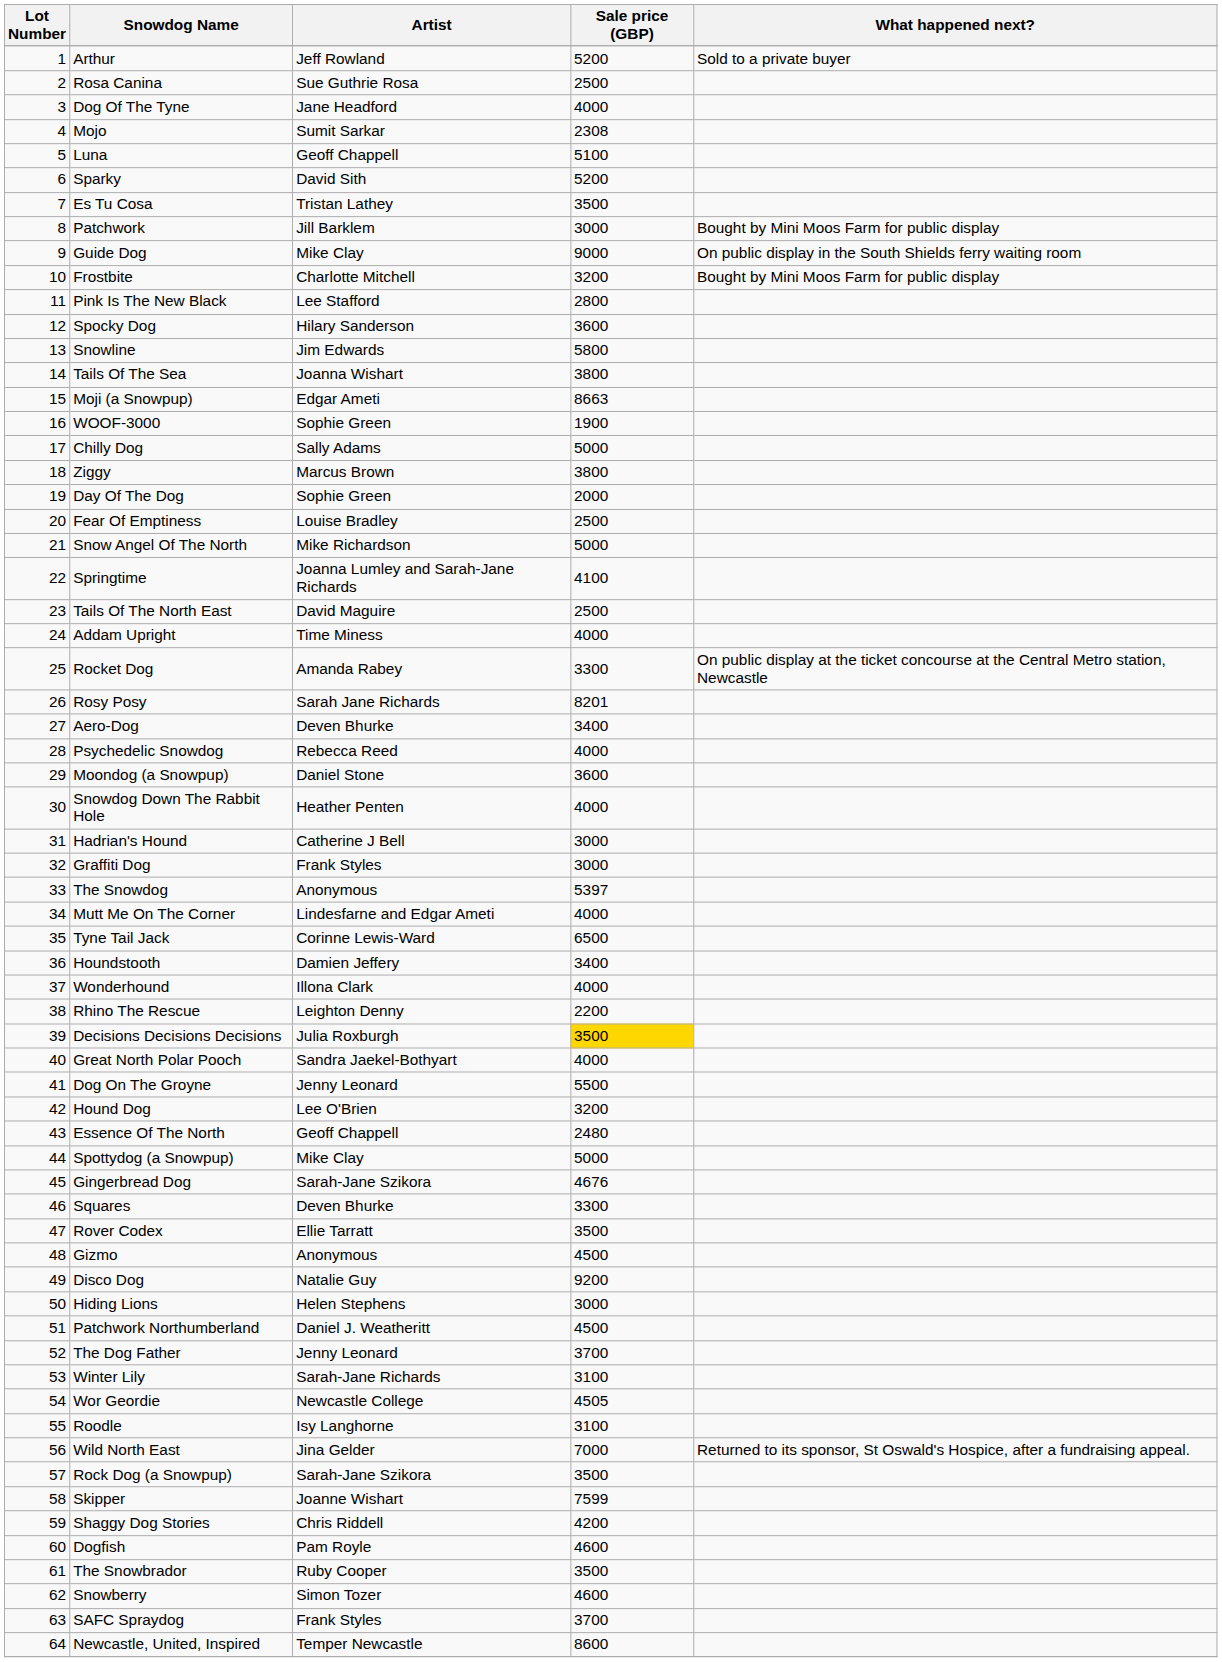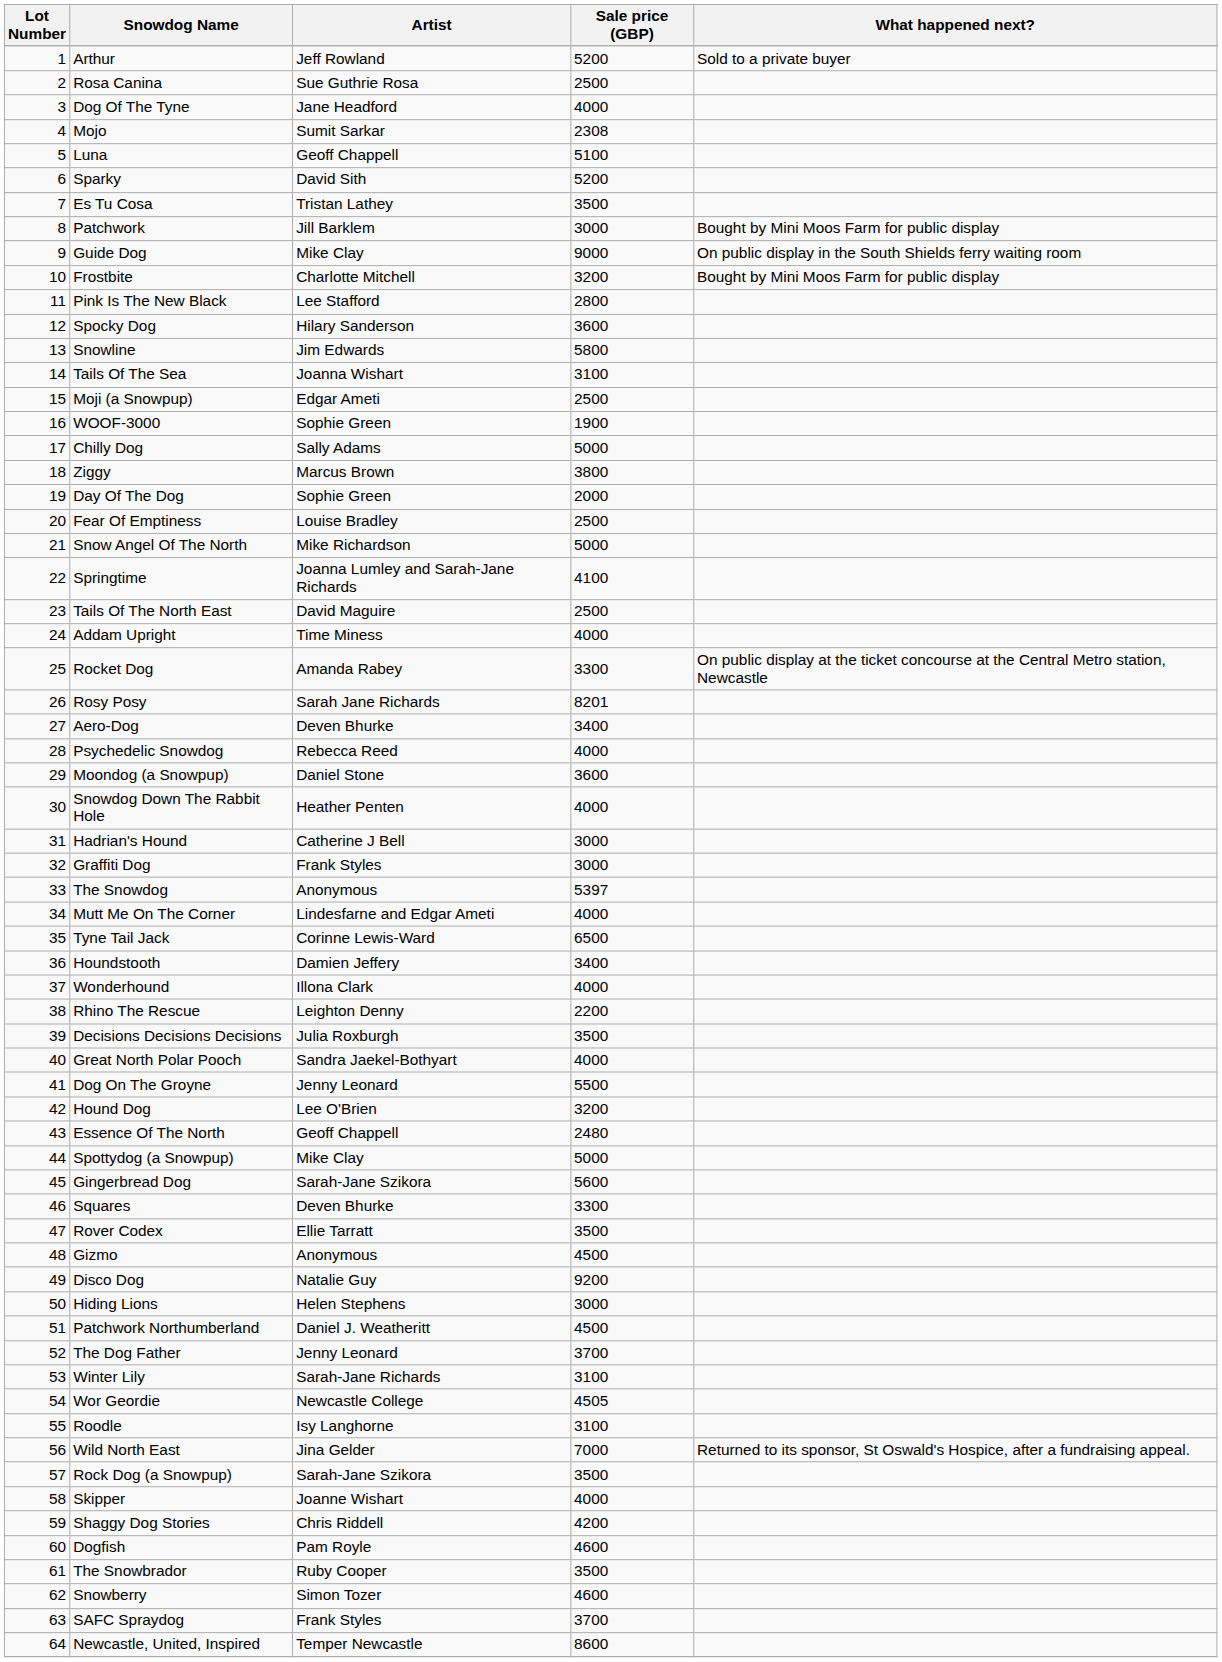(591, 374) 3800 -> (591, 374) 3100
(591, 399) 8663 -> (591, 399) 2500
(591, 1035) gold background -> (591, 1035) no background
(591, 1182) 4676 -> (591, 1182) 5600
(591, 1498) 7599 -> (591, 1498) 4000
